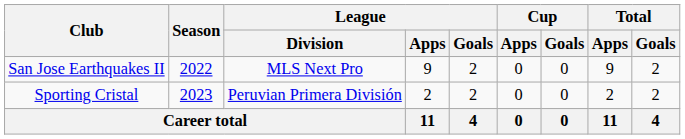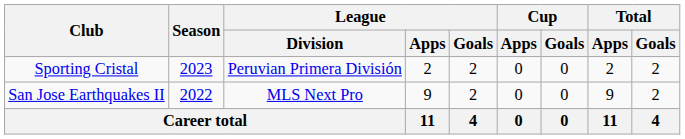rows swapped: (86, 69) <-> (86, 95)
